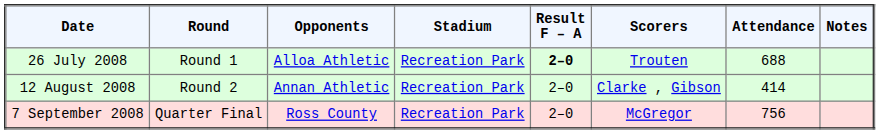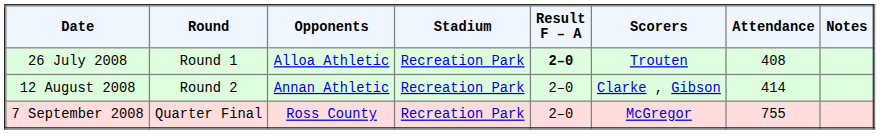(774, 61) 688 -> (774, 61) 408
(774, 114) 756 -> (774, 114) 755
